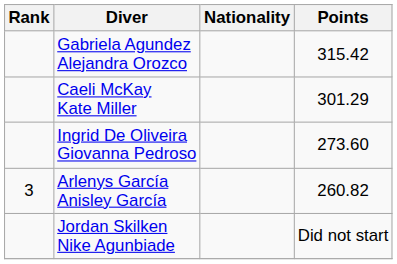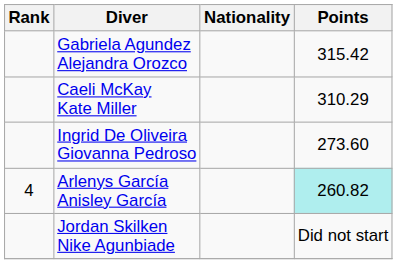(343, 99) 301.29 -> (343, 99) 310.29
(29, 190) 3 -> (29, 190) 4
(343, 190) no background -> (343, 190) paleturquoise background
